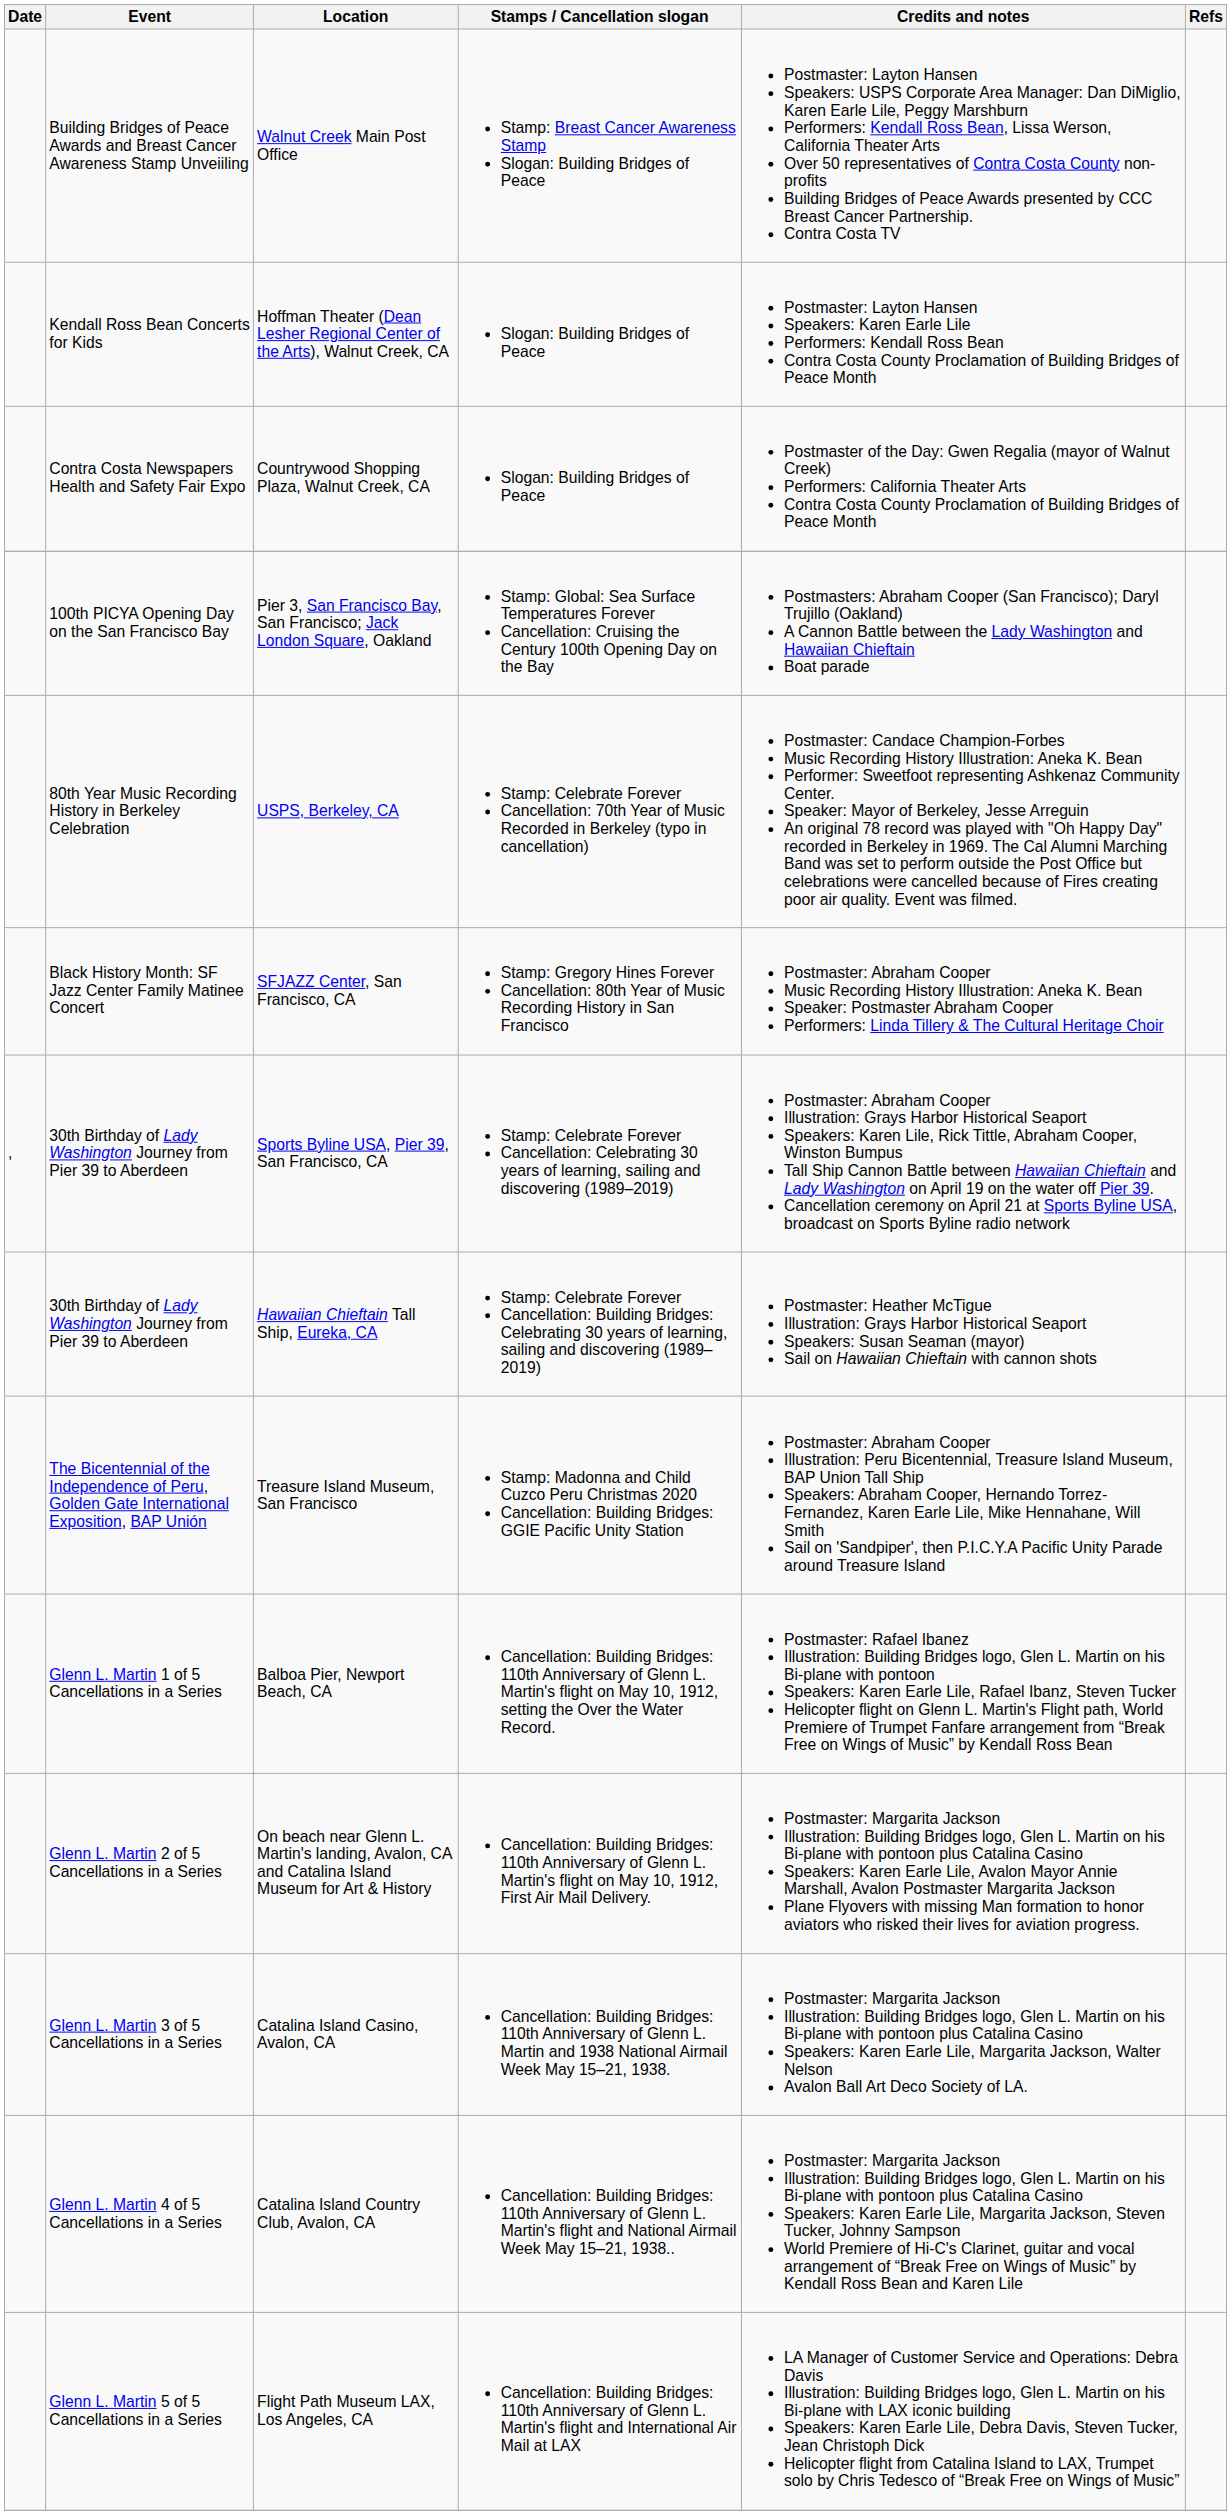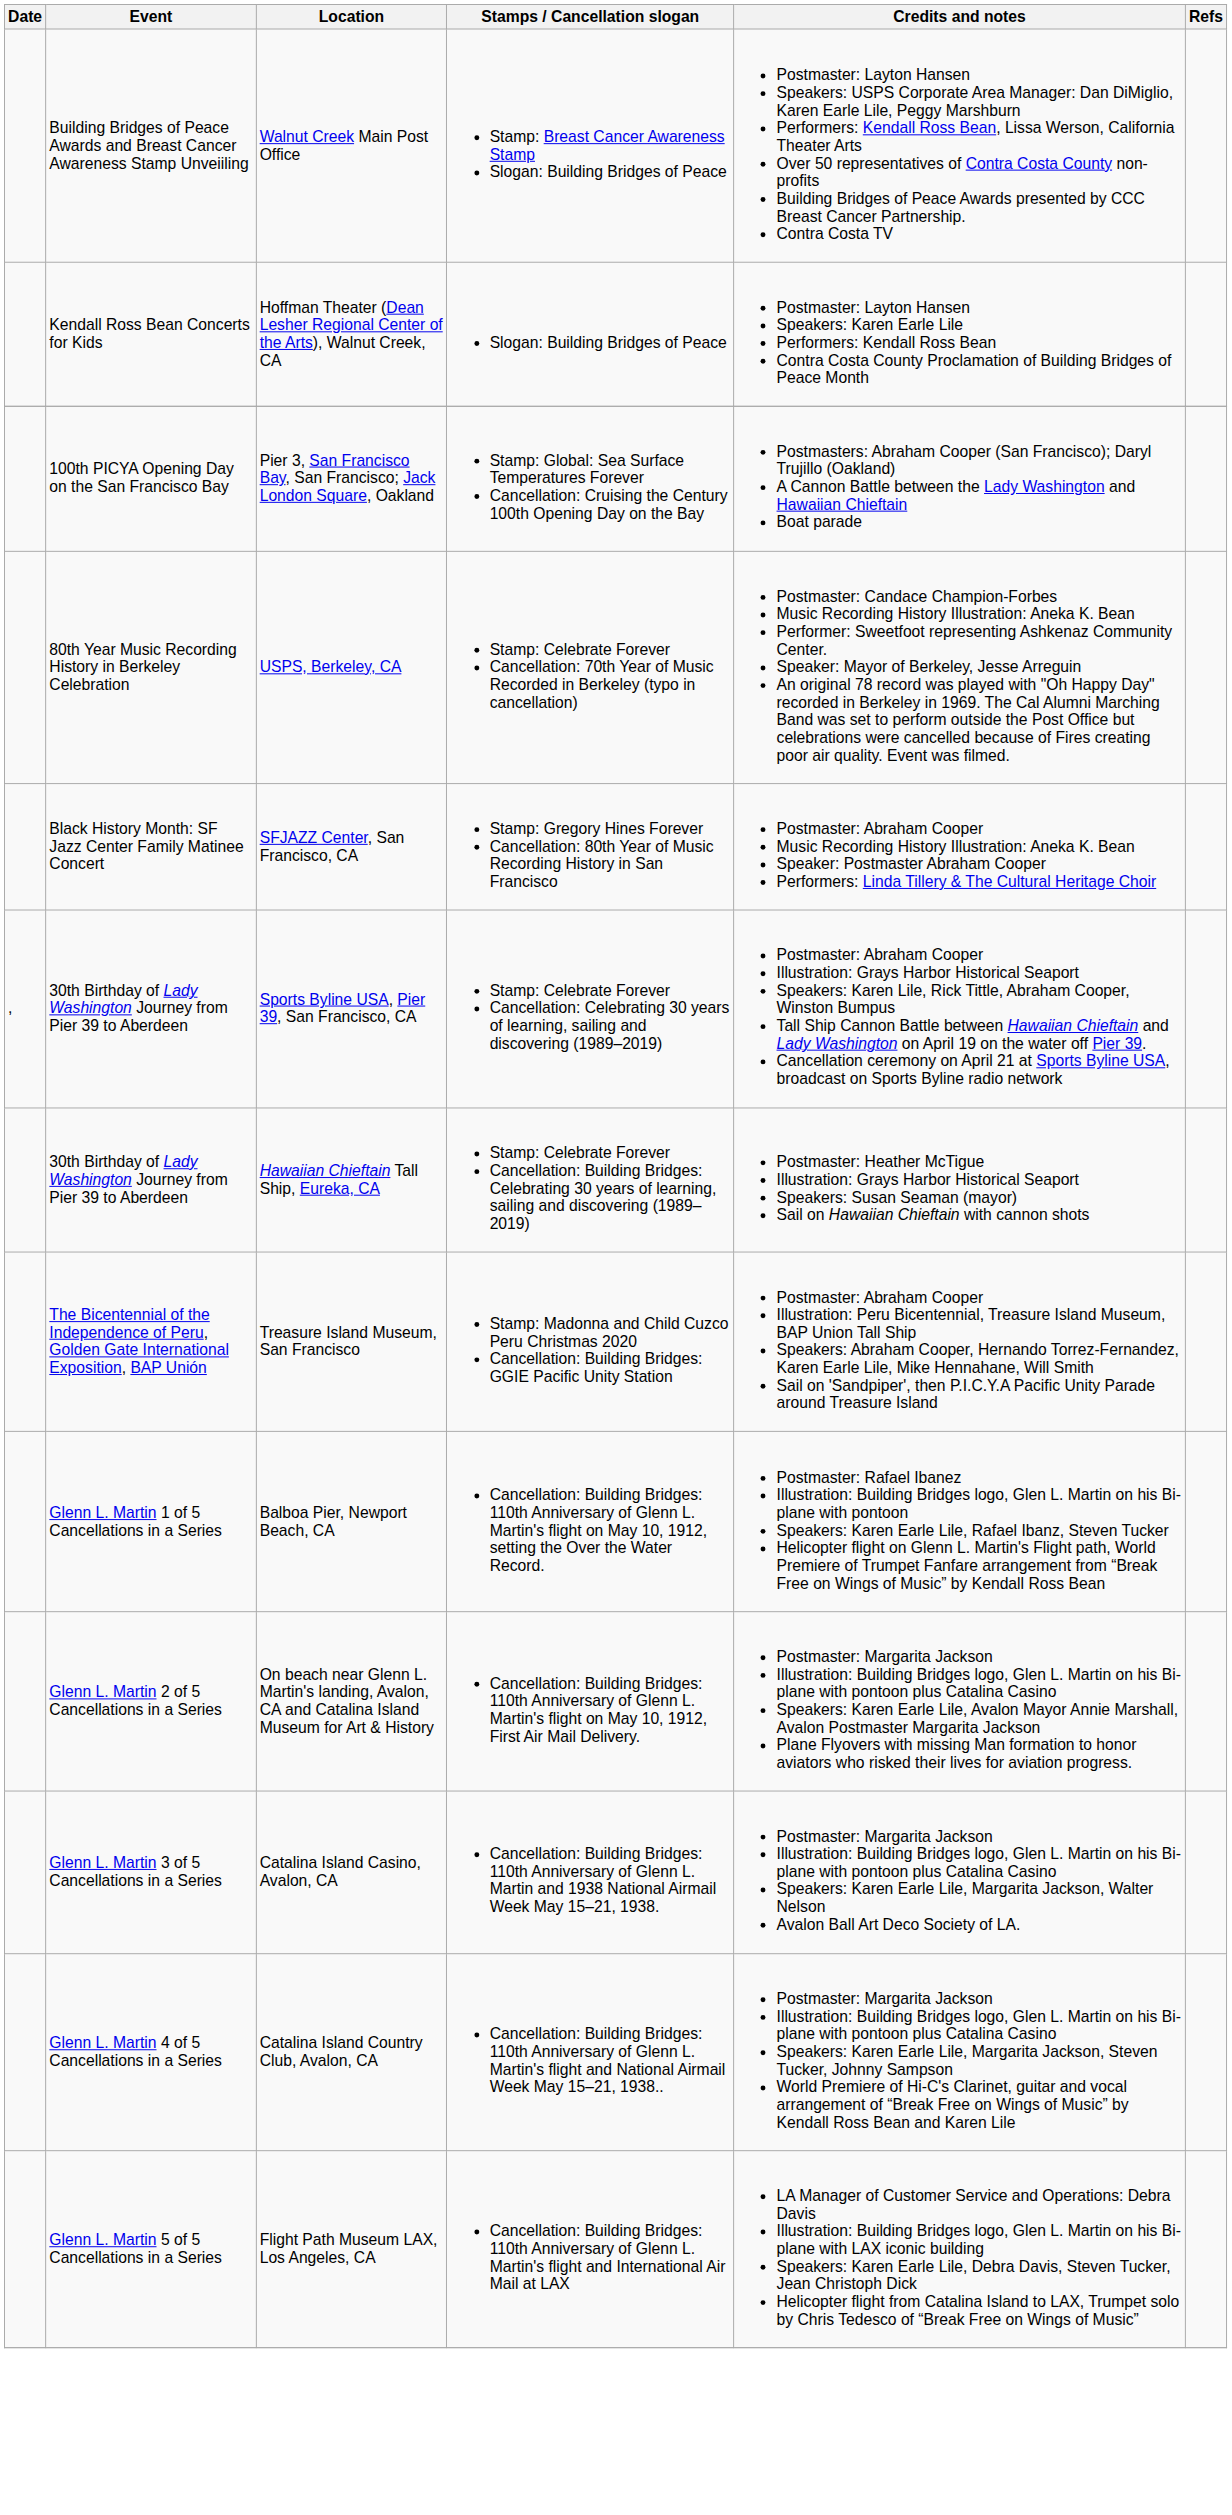- row: (343, 478)
